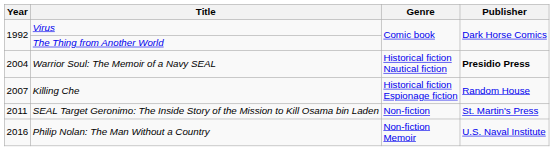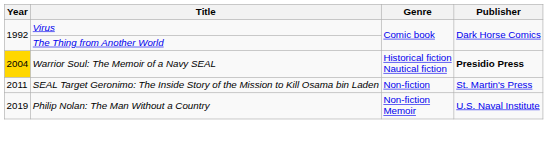(17, 64) no background -> (17, 64) gold background
- row: (56, 90)
(17, 132) 2016 -> (17, 106) 2019
